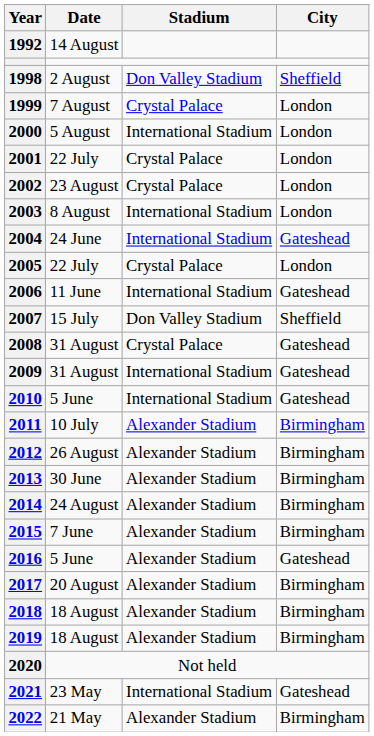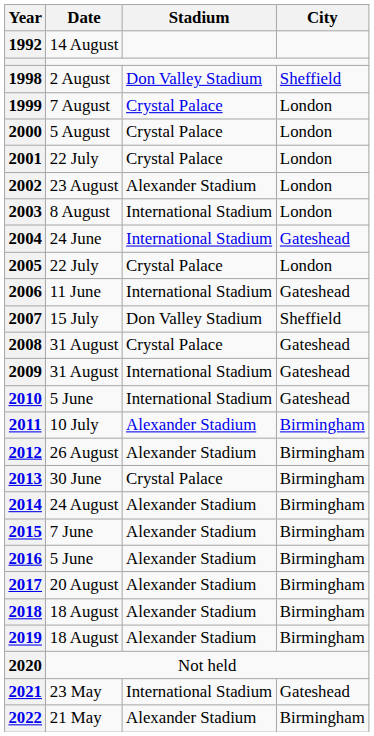(199, 132) International Stadium -> (174, 132) Crystal Palace
(174, 185) Crystal Palace -> (191, 185) Alexander Stadium
(191, 478) Alexander Stadium -> (174, 478) Crystal Palace
(315, 558) Gateshead -> (322, 558) Birmingham
